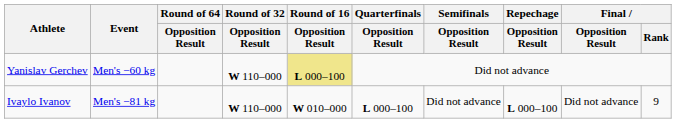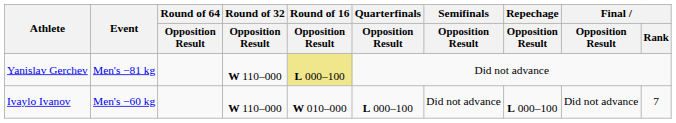(124, 70) Men's −60 kg -> (124, 70) Men's −81 kg
(124, 102) Men's −81 kg -> (124, 102) Men's −60 kg
(656, 102) 9 -> (656, 102) 7
